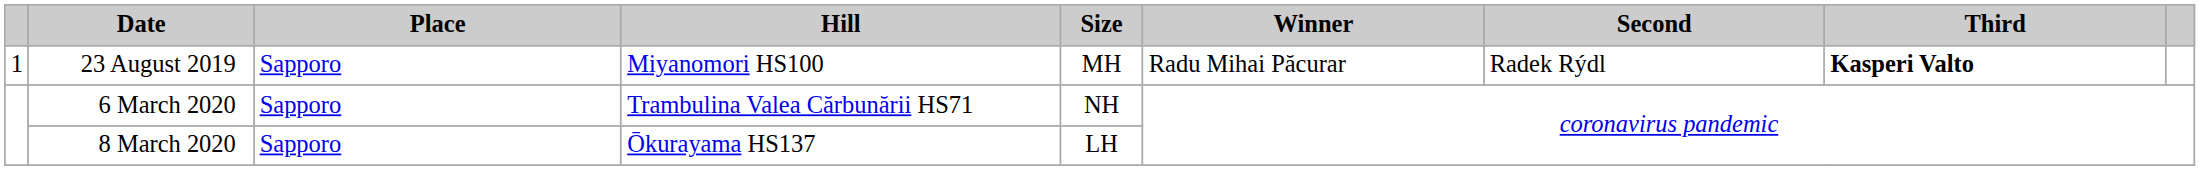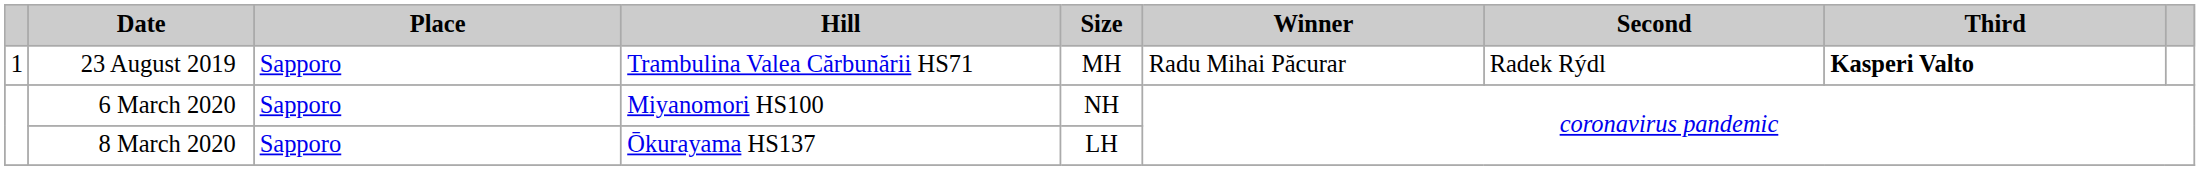(725, 64) Miyanomori HS100 -> (800, 64) Trambulina Valea Cărbunării HS71
(800, 104) Trambulina Valea Cărbunării HS71 -> (725, 104) Miyanomori HS100
